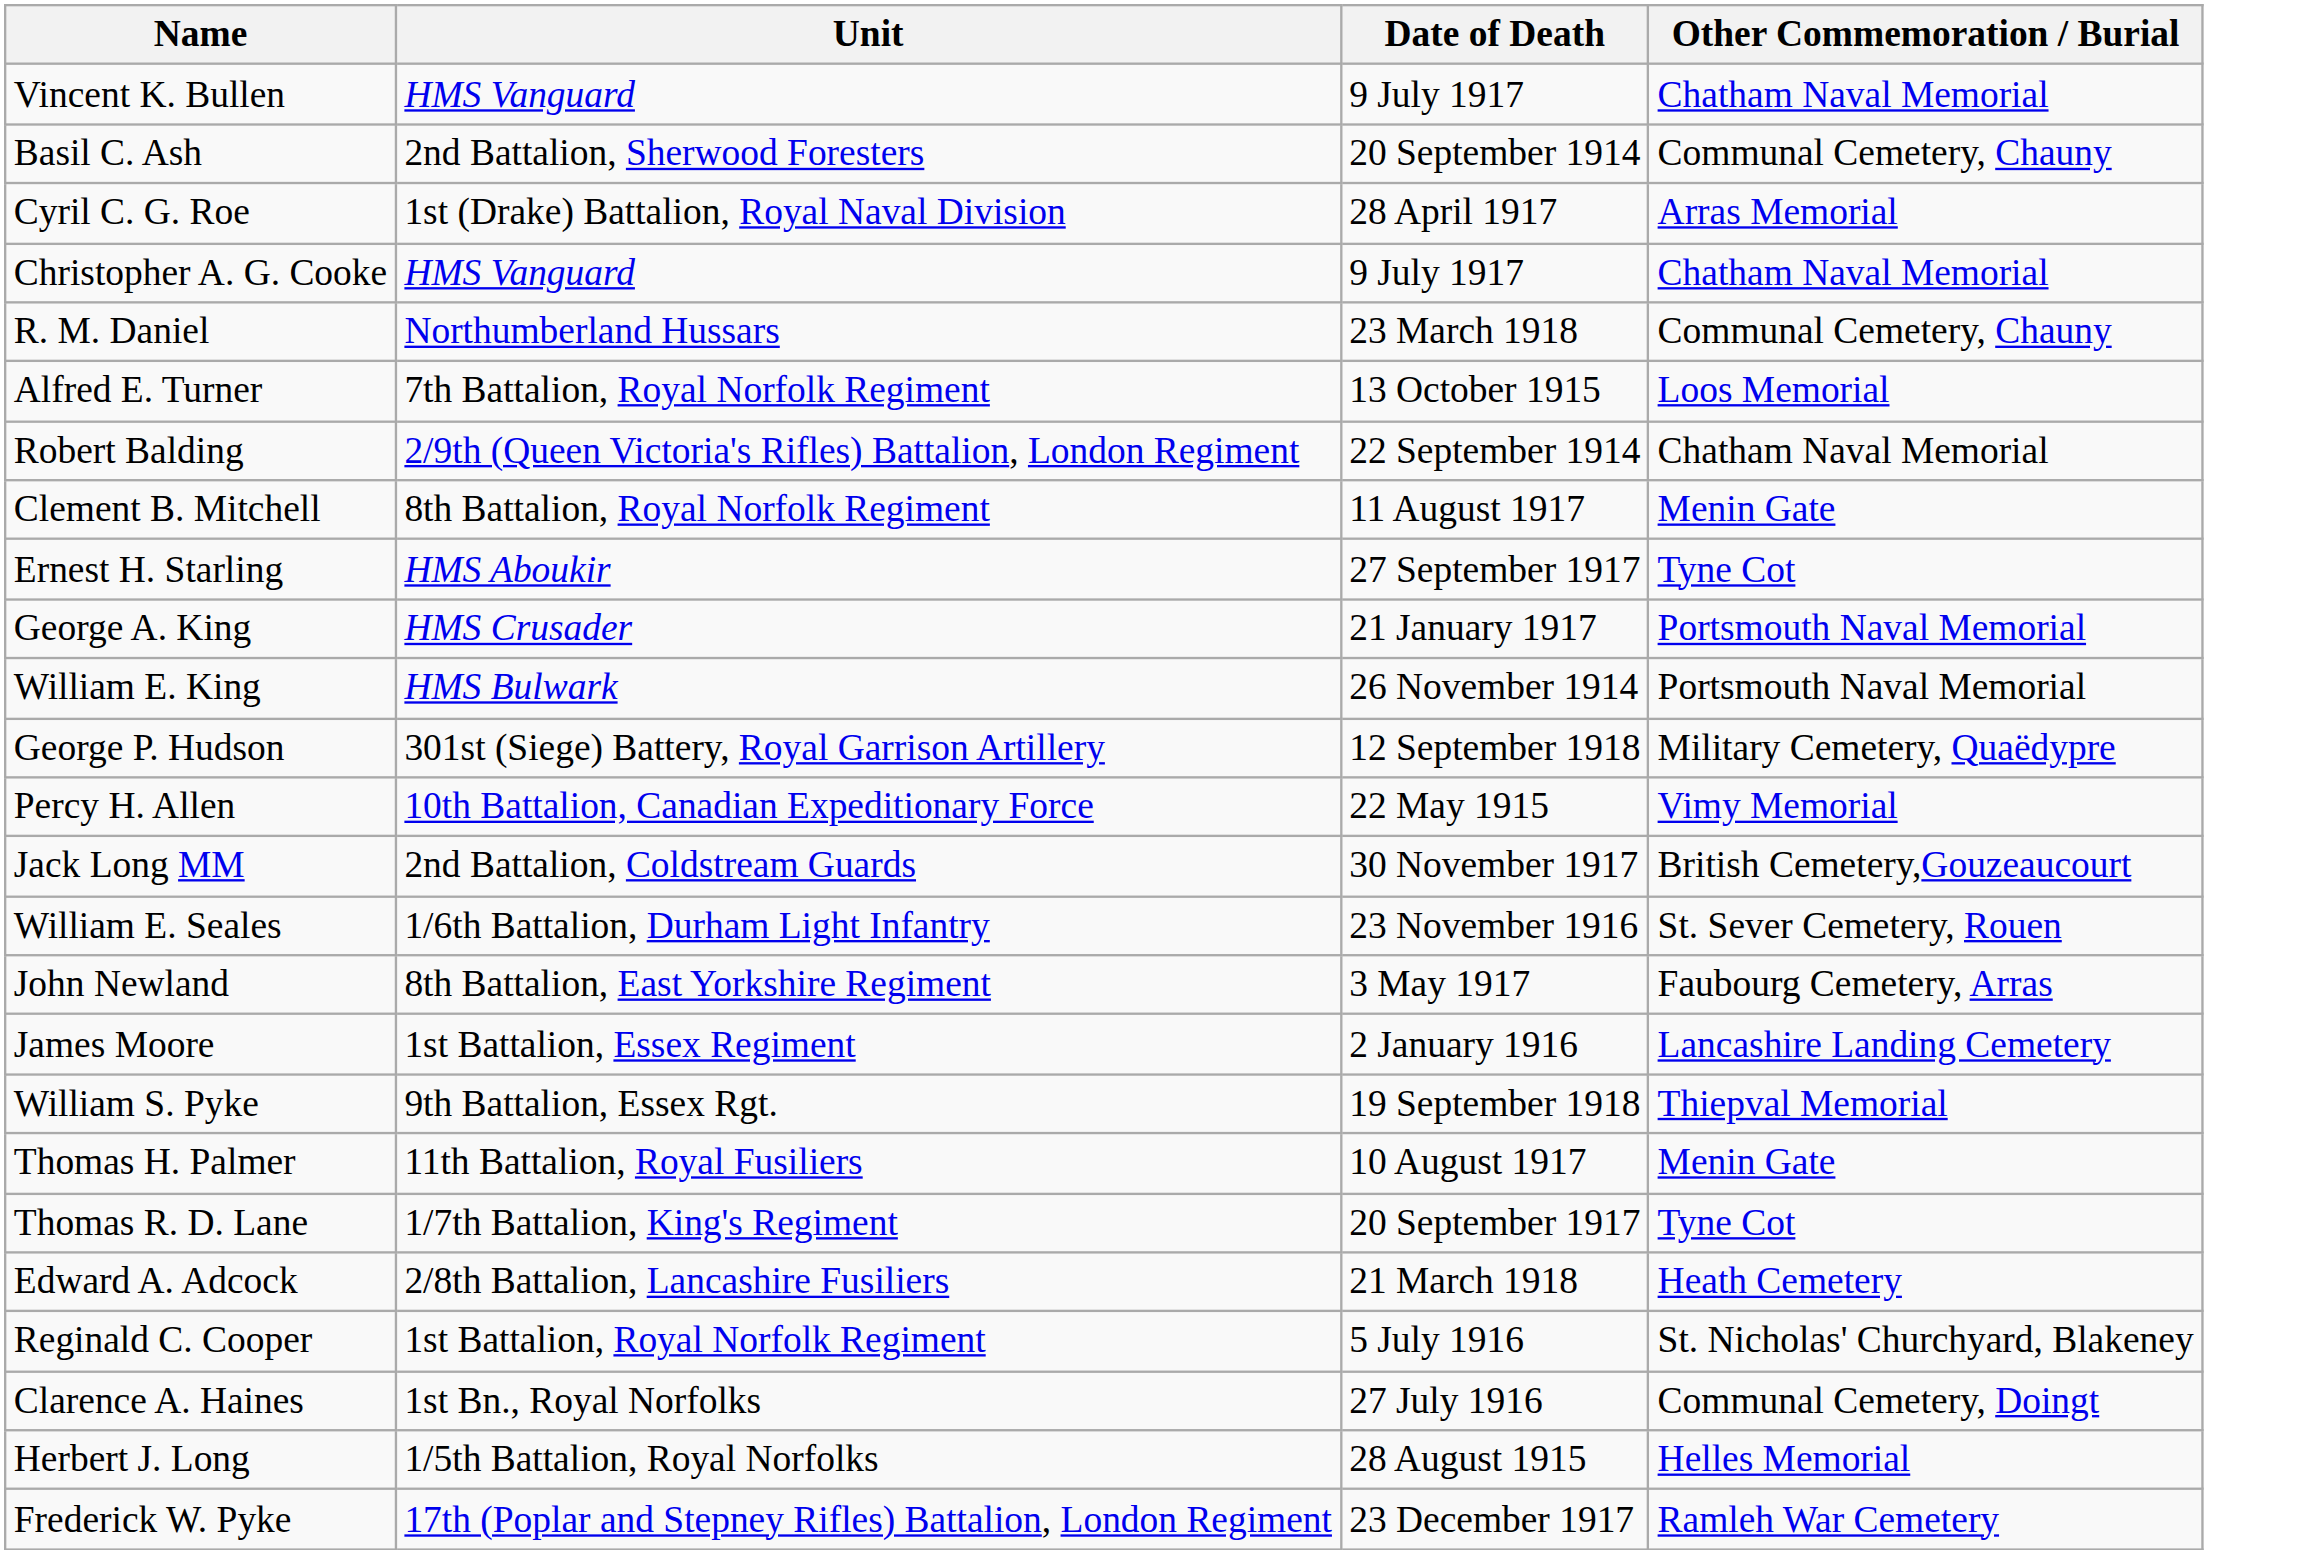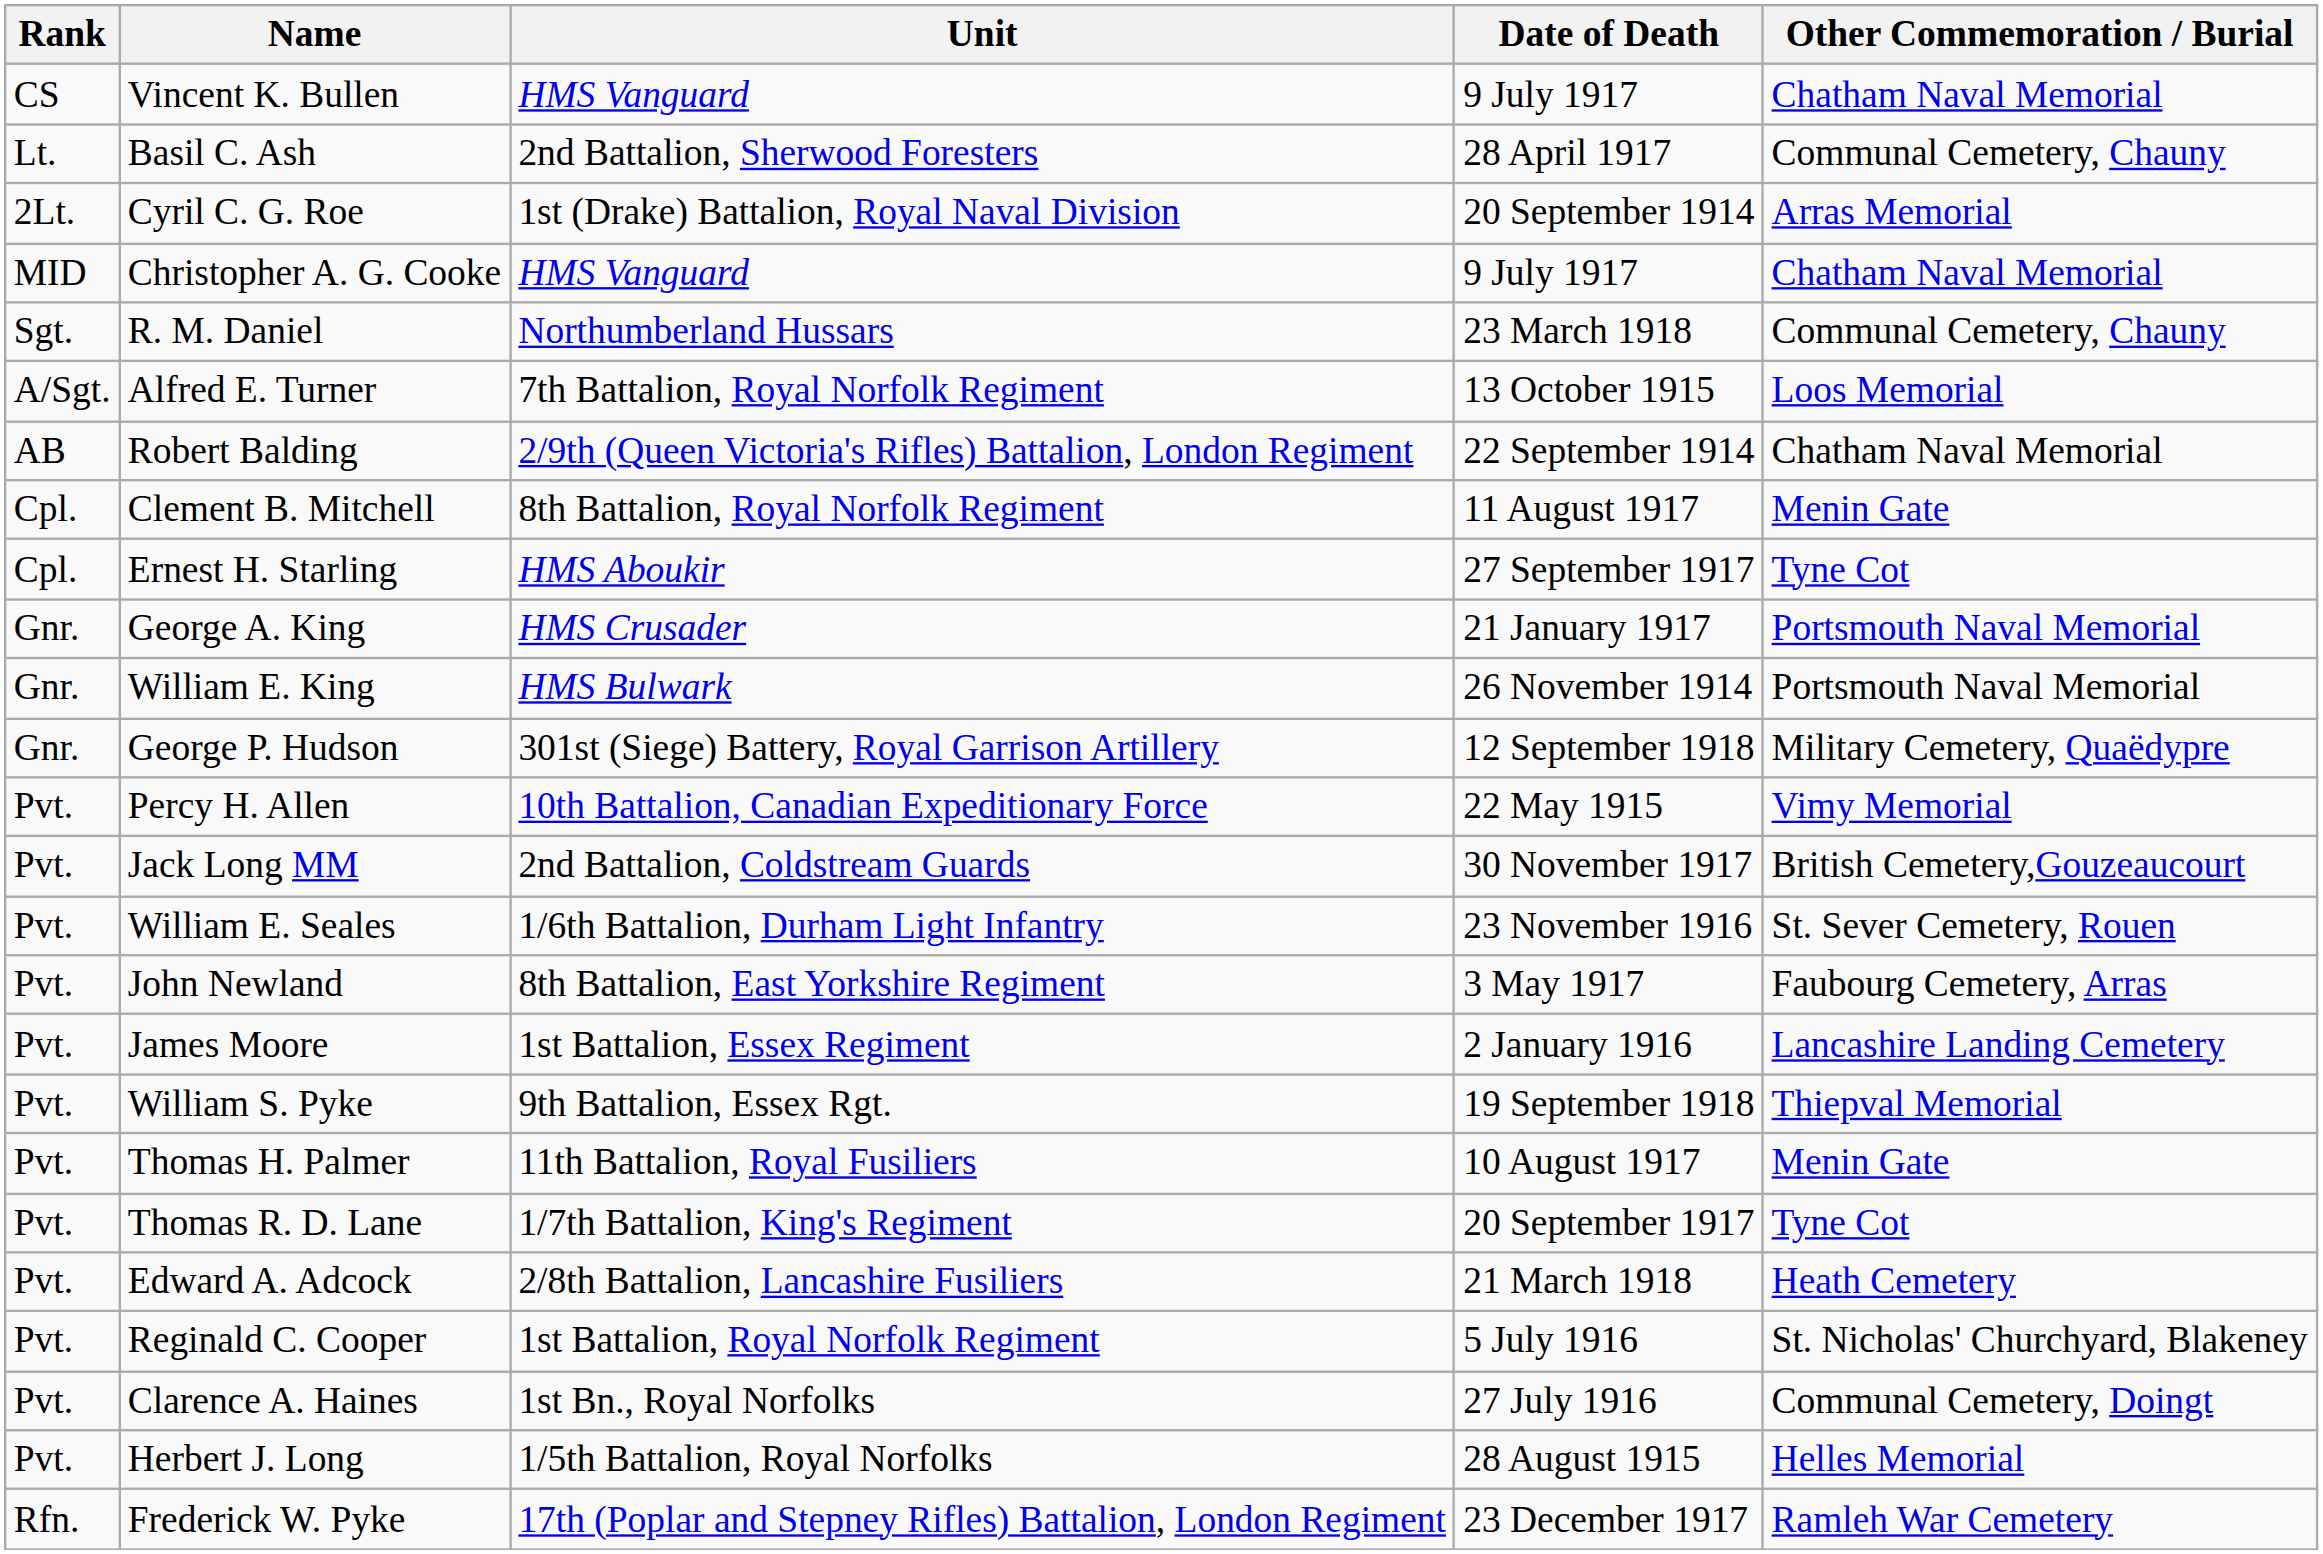+ column: (62, 34)
(1495, 152) 20 September 1914 -> (1567, 152) 28 April 1917
(1453, 212) 28 April 1917 -> (1609, 212) 20 September 1914
